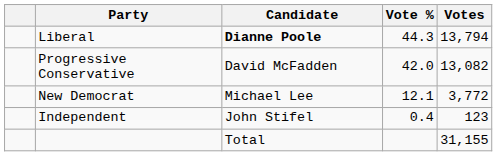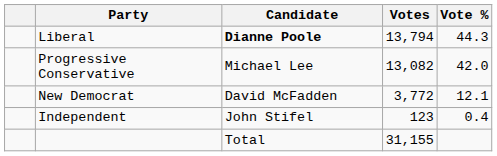columns swapped: (464, 15) <-> (410, 15)
(281, 67) David McFadden -> (269, 67) Michael Lee
(269, 96) Michael Lee -> (281, 96) David McFadden
